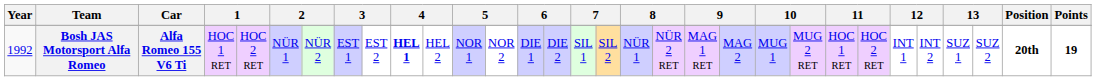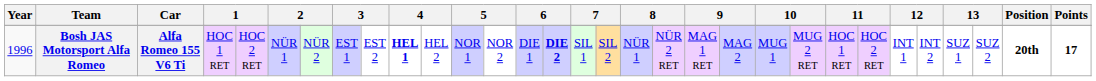(20, 50) 1992 -> (20, 50) 1996
(558, 50) normal -> (557, 50) bold
(1071, 50) 19 -> (1071, 50) 17
